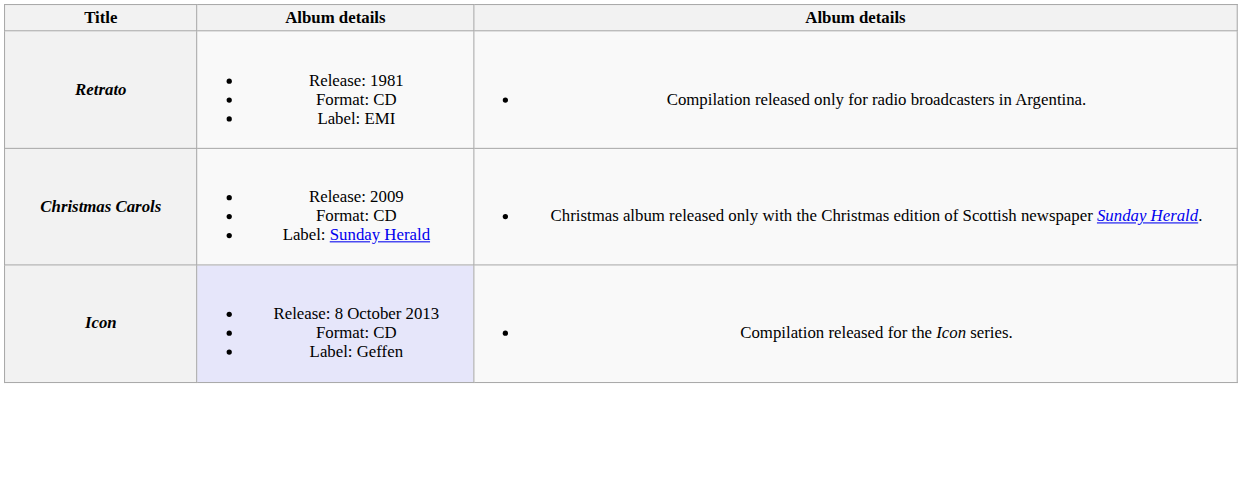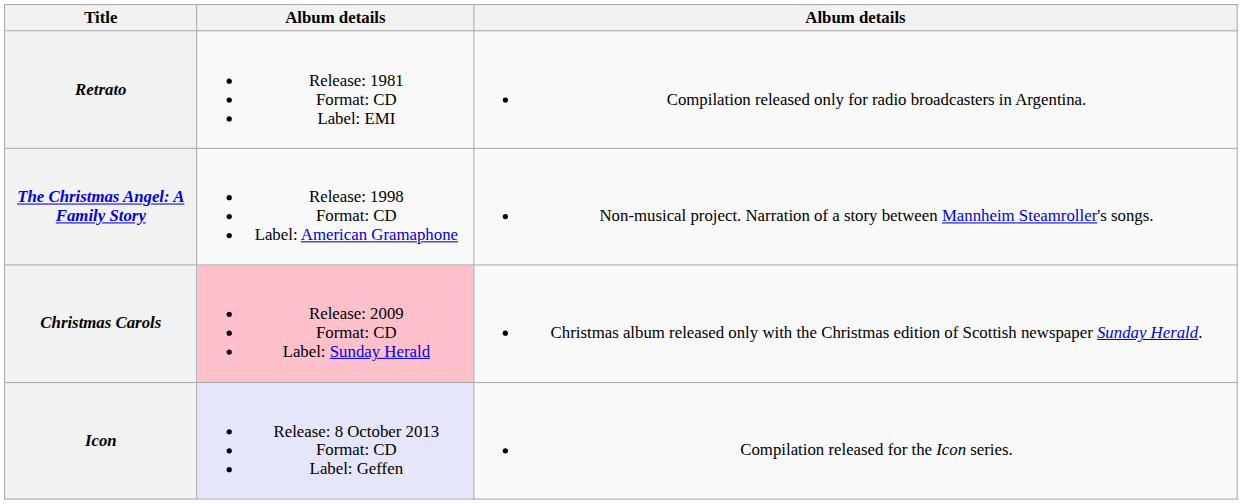+ row: (101, 206)
(335, 216) no background -> (335, 333) pink background
